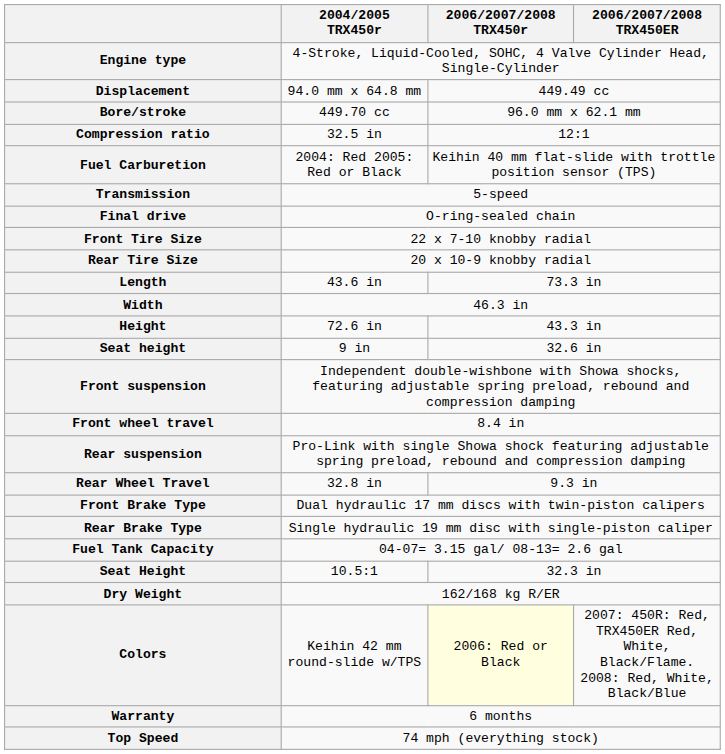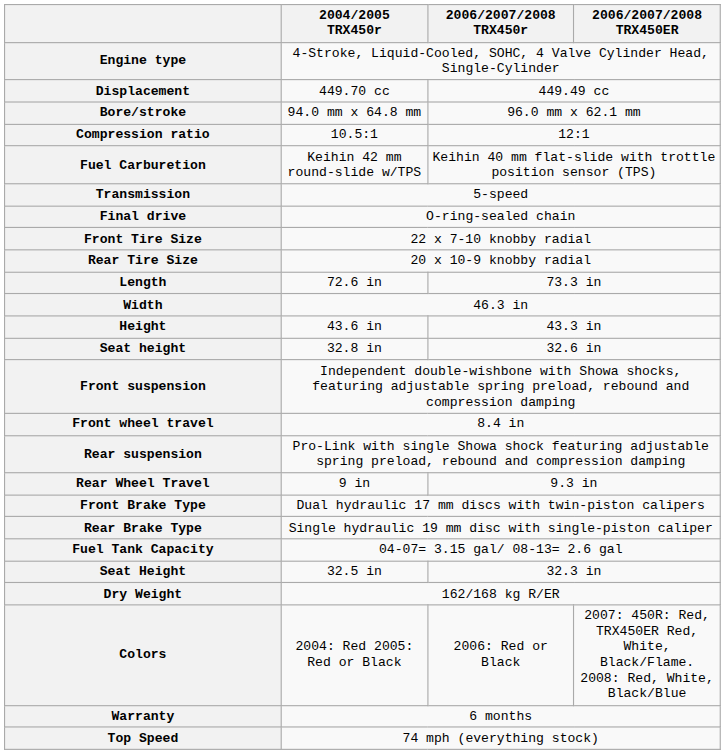(354, 91) 94.0 mm x 64.8 mm -> (354, 91) 449.70 cc
(354, 113) 449.70 cc -> (354, 113) 94.0 mm x 64.8 mm
(354, 135) 32.5 in -> (354, 135) 10.5:1
(354, 165) 2004: Red 2005: Red or Black -> (354, 165) Keihin 42 mm round-slide w/TPS
(354, 282) 43.6 in -> (354, 282) 72.6 in
(354, 326) 72.6 in -> (354, 326) 43.6 in
(354, 348) 9 in -> (354, 348) 32.8 in
(354, 484) 32.8 in -> (354, 484) 9 in
(354, 572) 10.5:1 -> (354, 572) 32.5 in
(354, 655) Keihin 42 mm round-slide w/TPS -> (354, 655) 2004: Red 2005: Red or Black
(501, 655) lightyellow background -> (501, 655) no background
